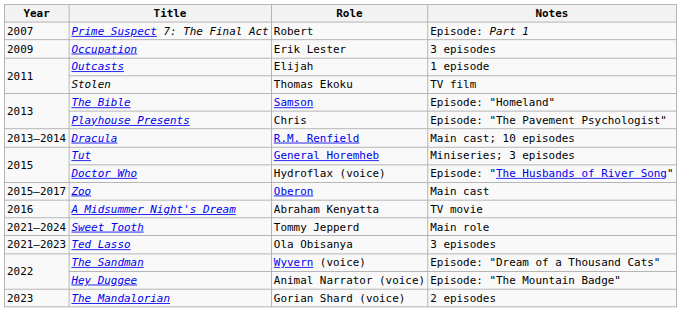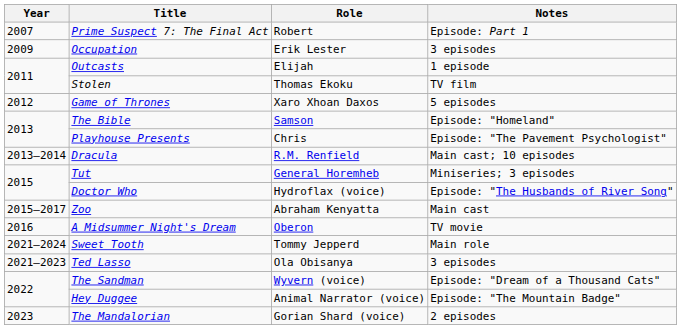+ row: (121, 102)
(294, 191) Oberon -> (326, 209) Abraham Kenyatta
(326, 209) Abraham Kenyatta -> (294, 227) Oberon
